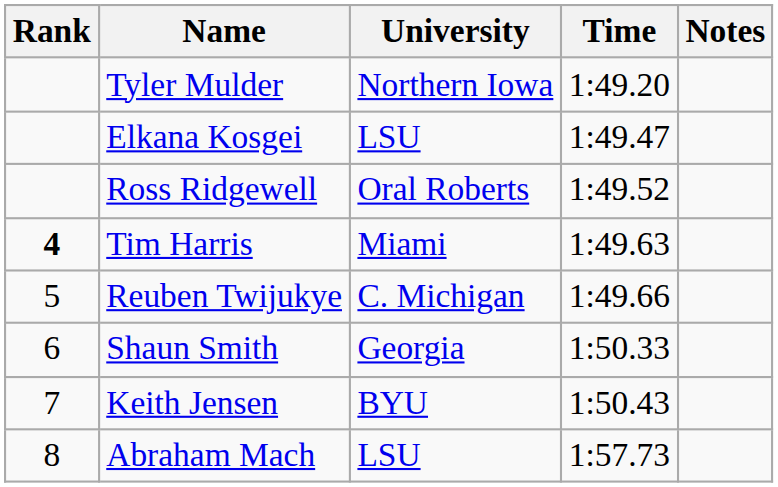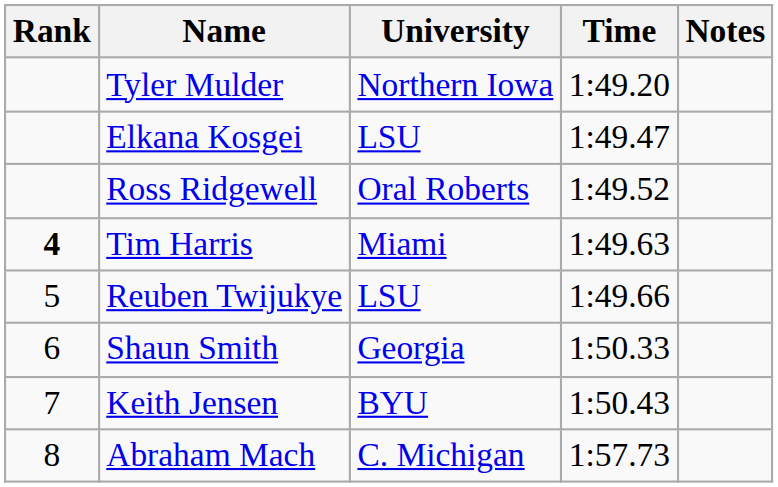(441, 296) C. Michigan -> (389, 296) LSU
(389, 455) LSU -> (441, 455) C. Michigan
